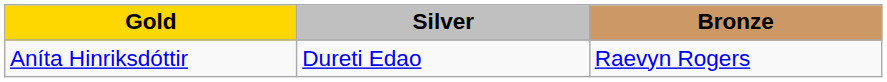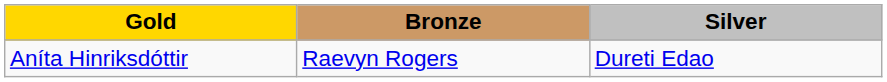columns swapped: (443, 22) <-> (736, 22)
